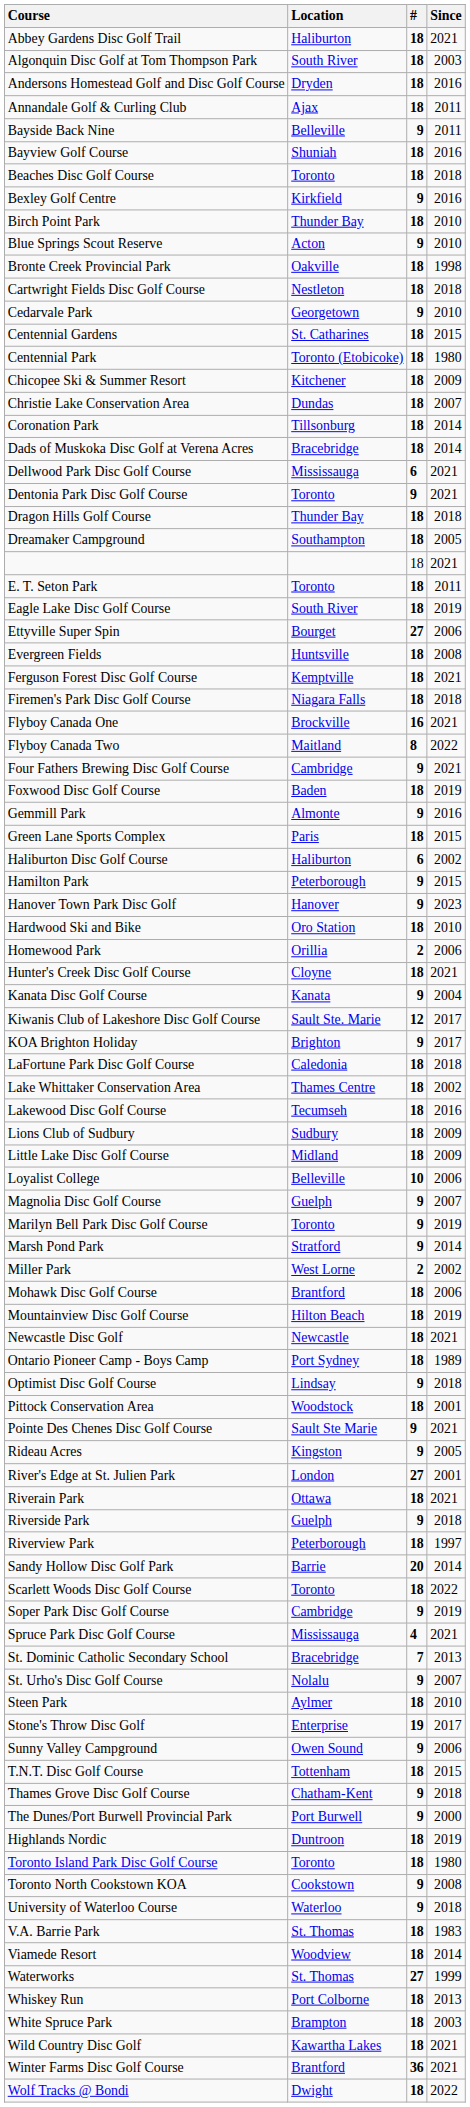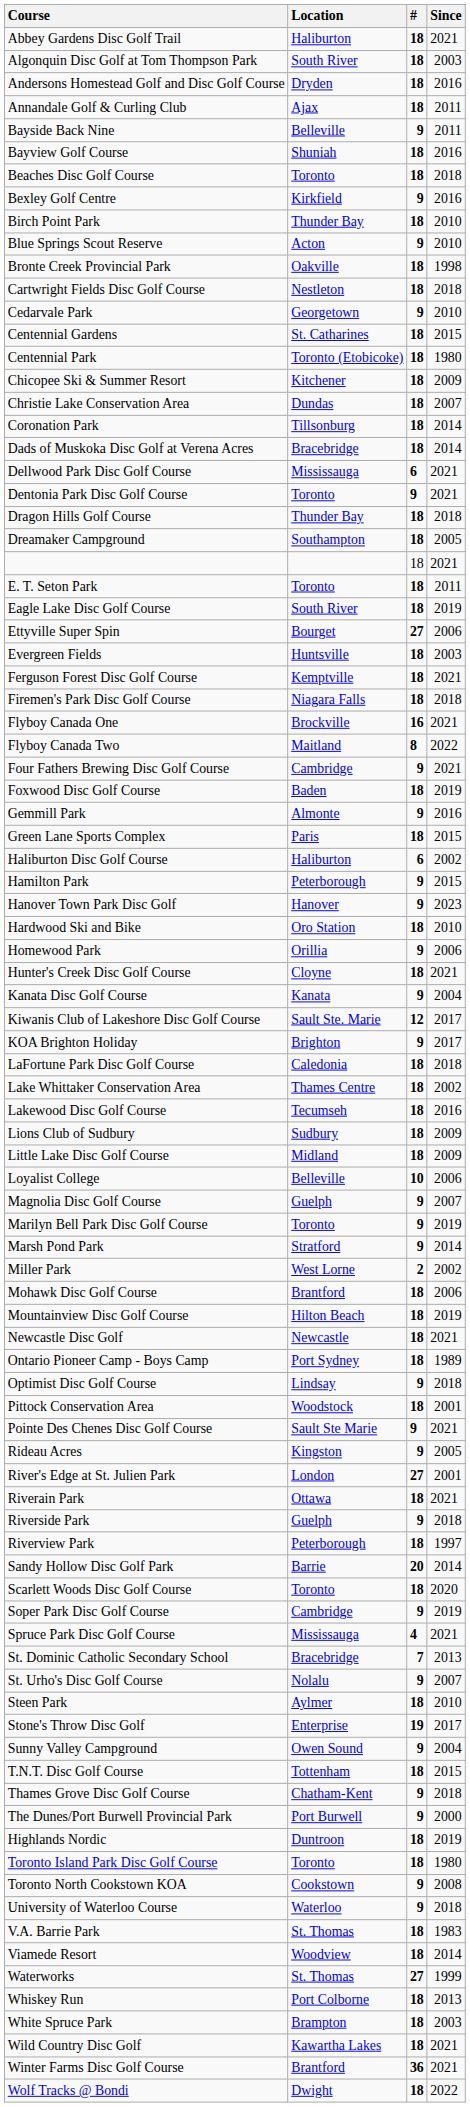(448, 654) 2008 -> (448, 654) 2003
(420, 951) 2 -> (420, 951) 9
(444, 1589) 2022 -> (444, 1589) 2020
(448, 1749) 2006 -> (448, 1749) 2004
